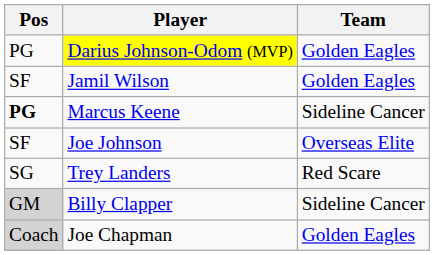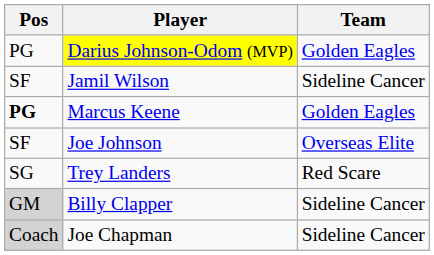(358, 81) Golden Eagles -> (363, 81) Sideline Cancer
(363, 111) Sideline Cancer -> (358, 111) Golden Eagles
(358, 234) Golden Eagles -> (363, 234) Sideline Cancer
